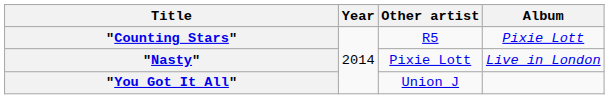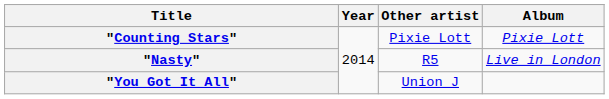(430, 38) R5 -> (430, 38) Pixie Lott
(430, 60) Pixie Lott -> (430, 60) R5
